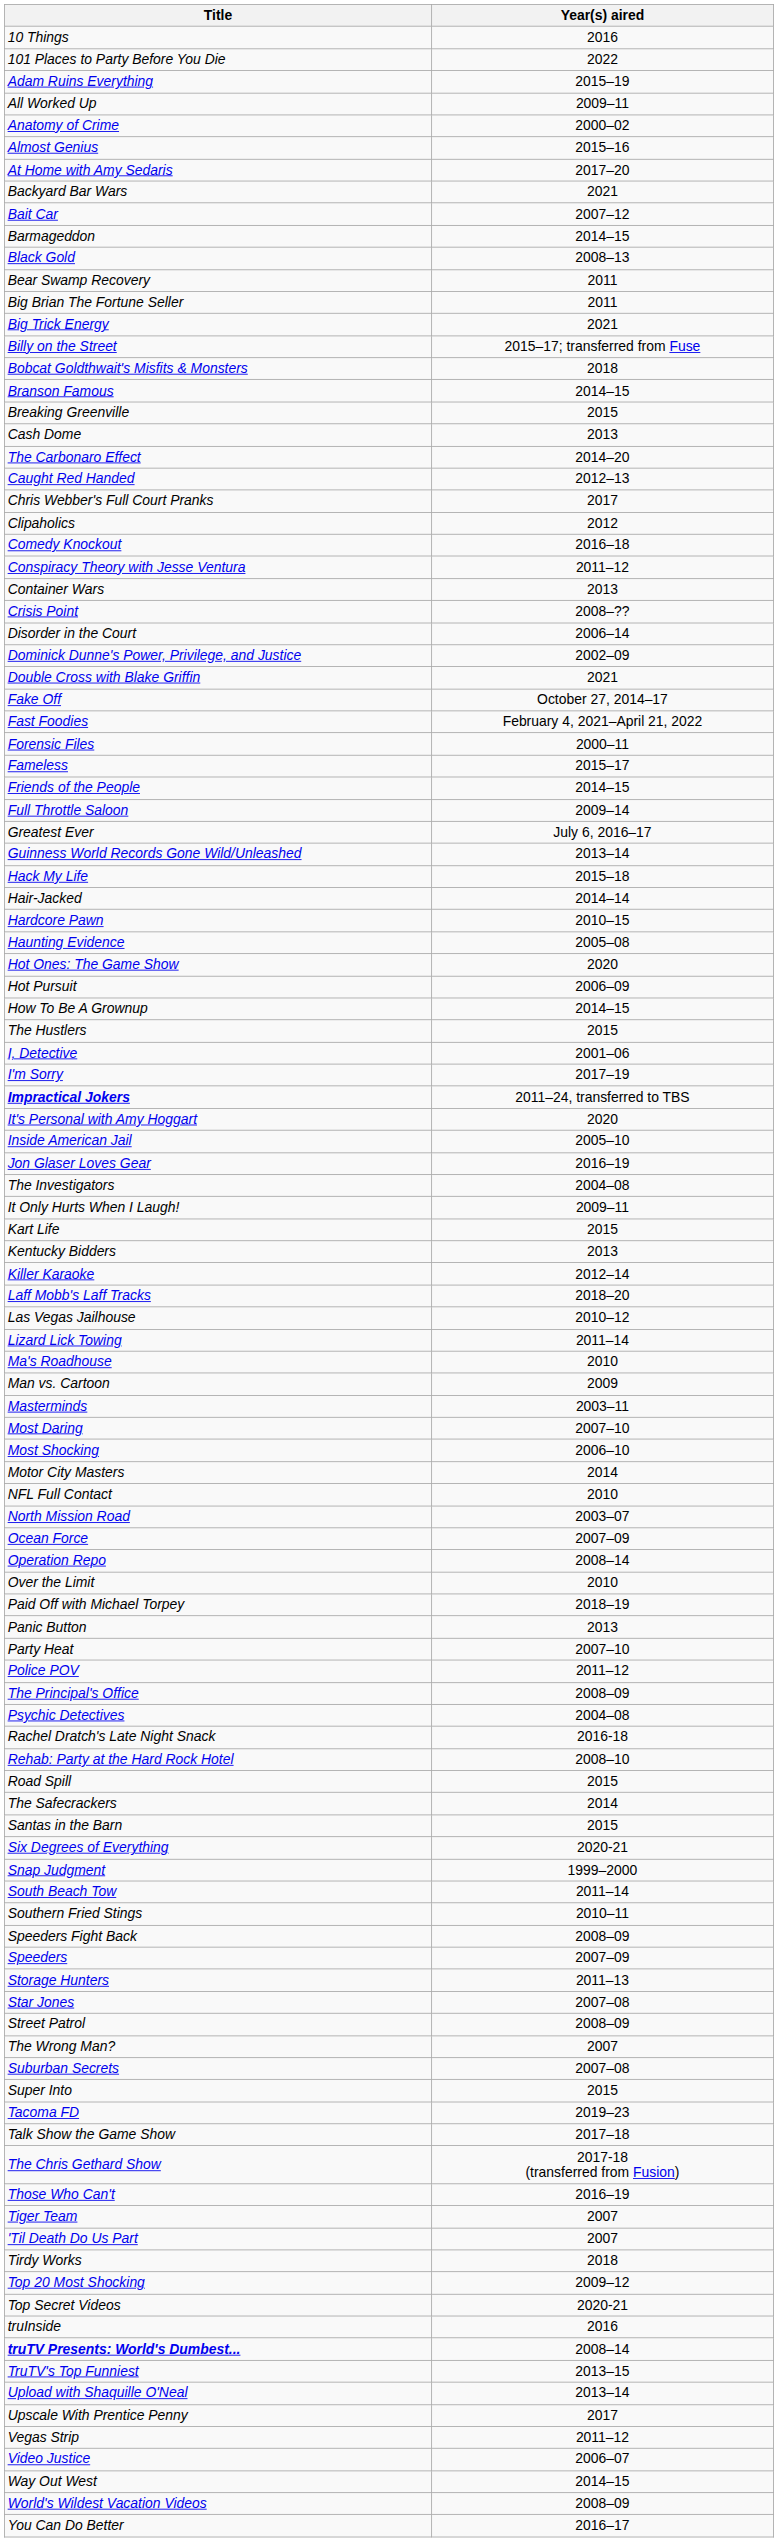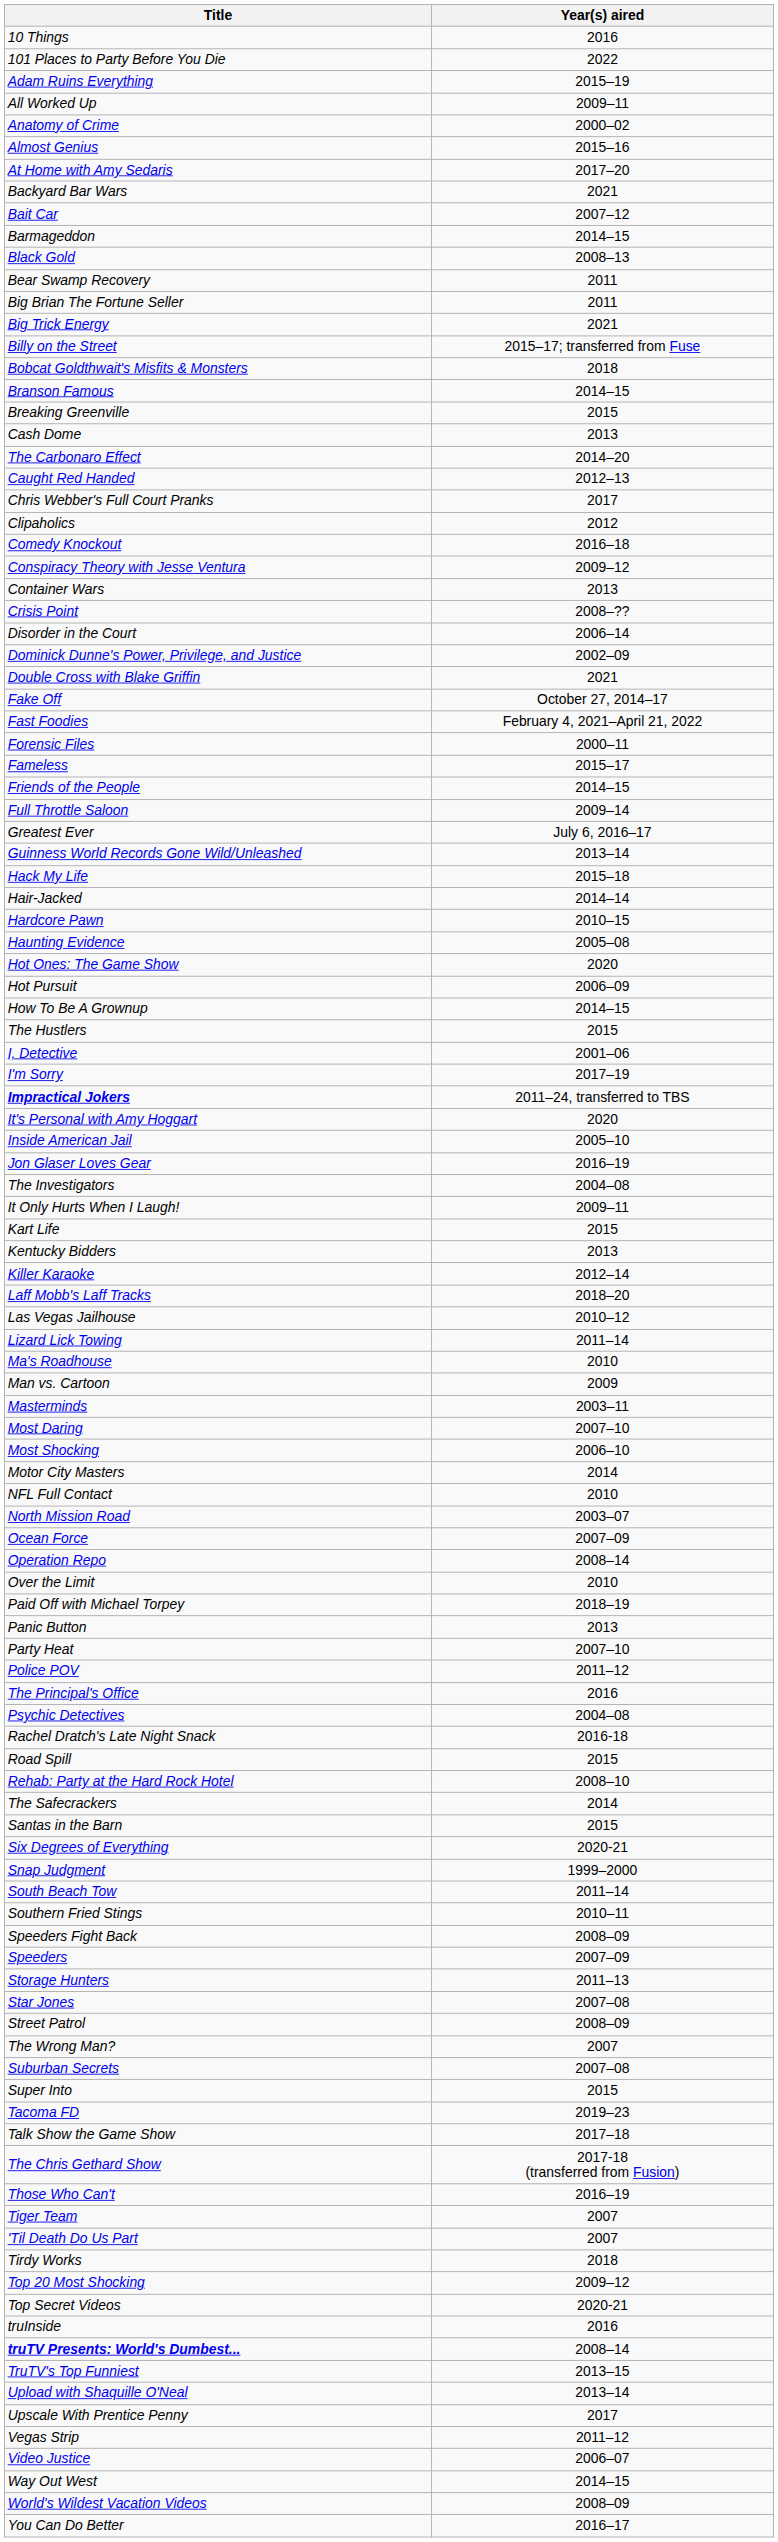(602, 567) 2011–12 -> (602, 567) 2009–12
(602, 1693) 2008–09 -> (602, 1693) 2016
rows swapped: (121, 1759) <-> (39, 1781)
